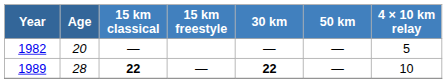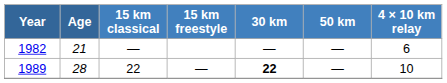(80, 49) 20 -> (80, 49) 21
(407, 49) 5 -> (407, 49) 6
(133, 69) bold -> (133, 69) normal
